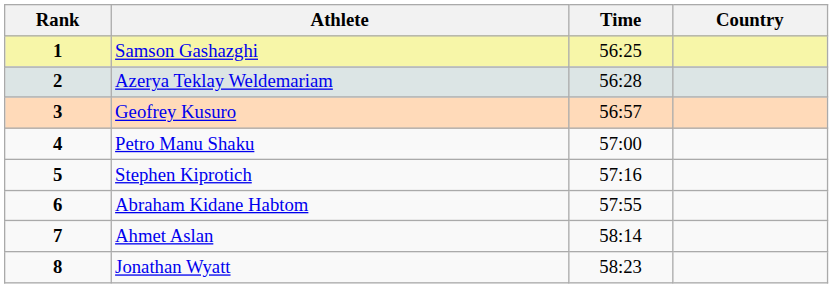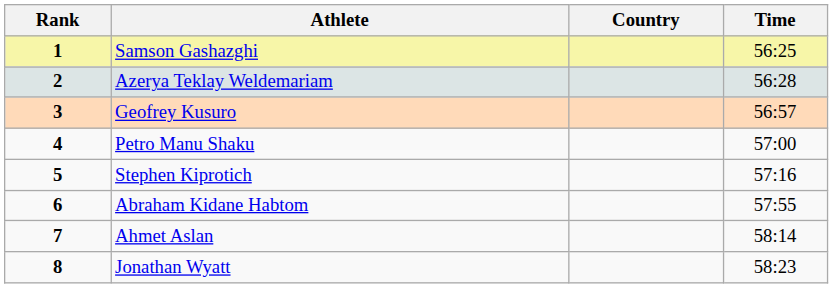columns swapped: (750, 20) <-> (621, 20)
